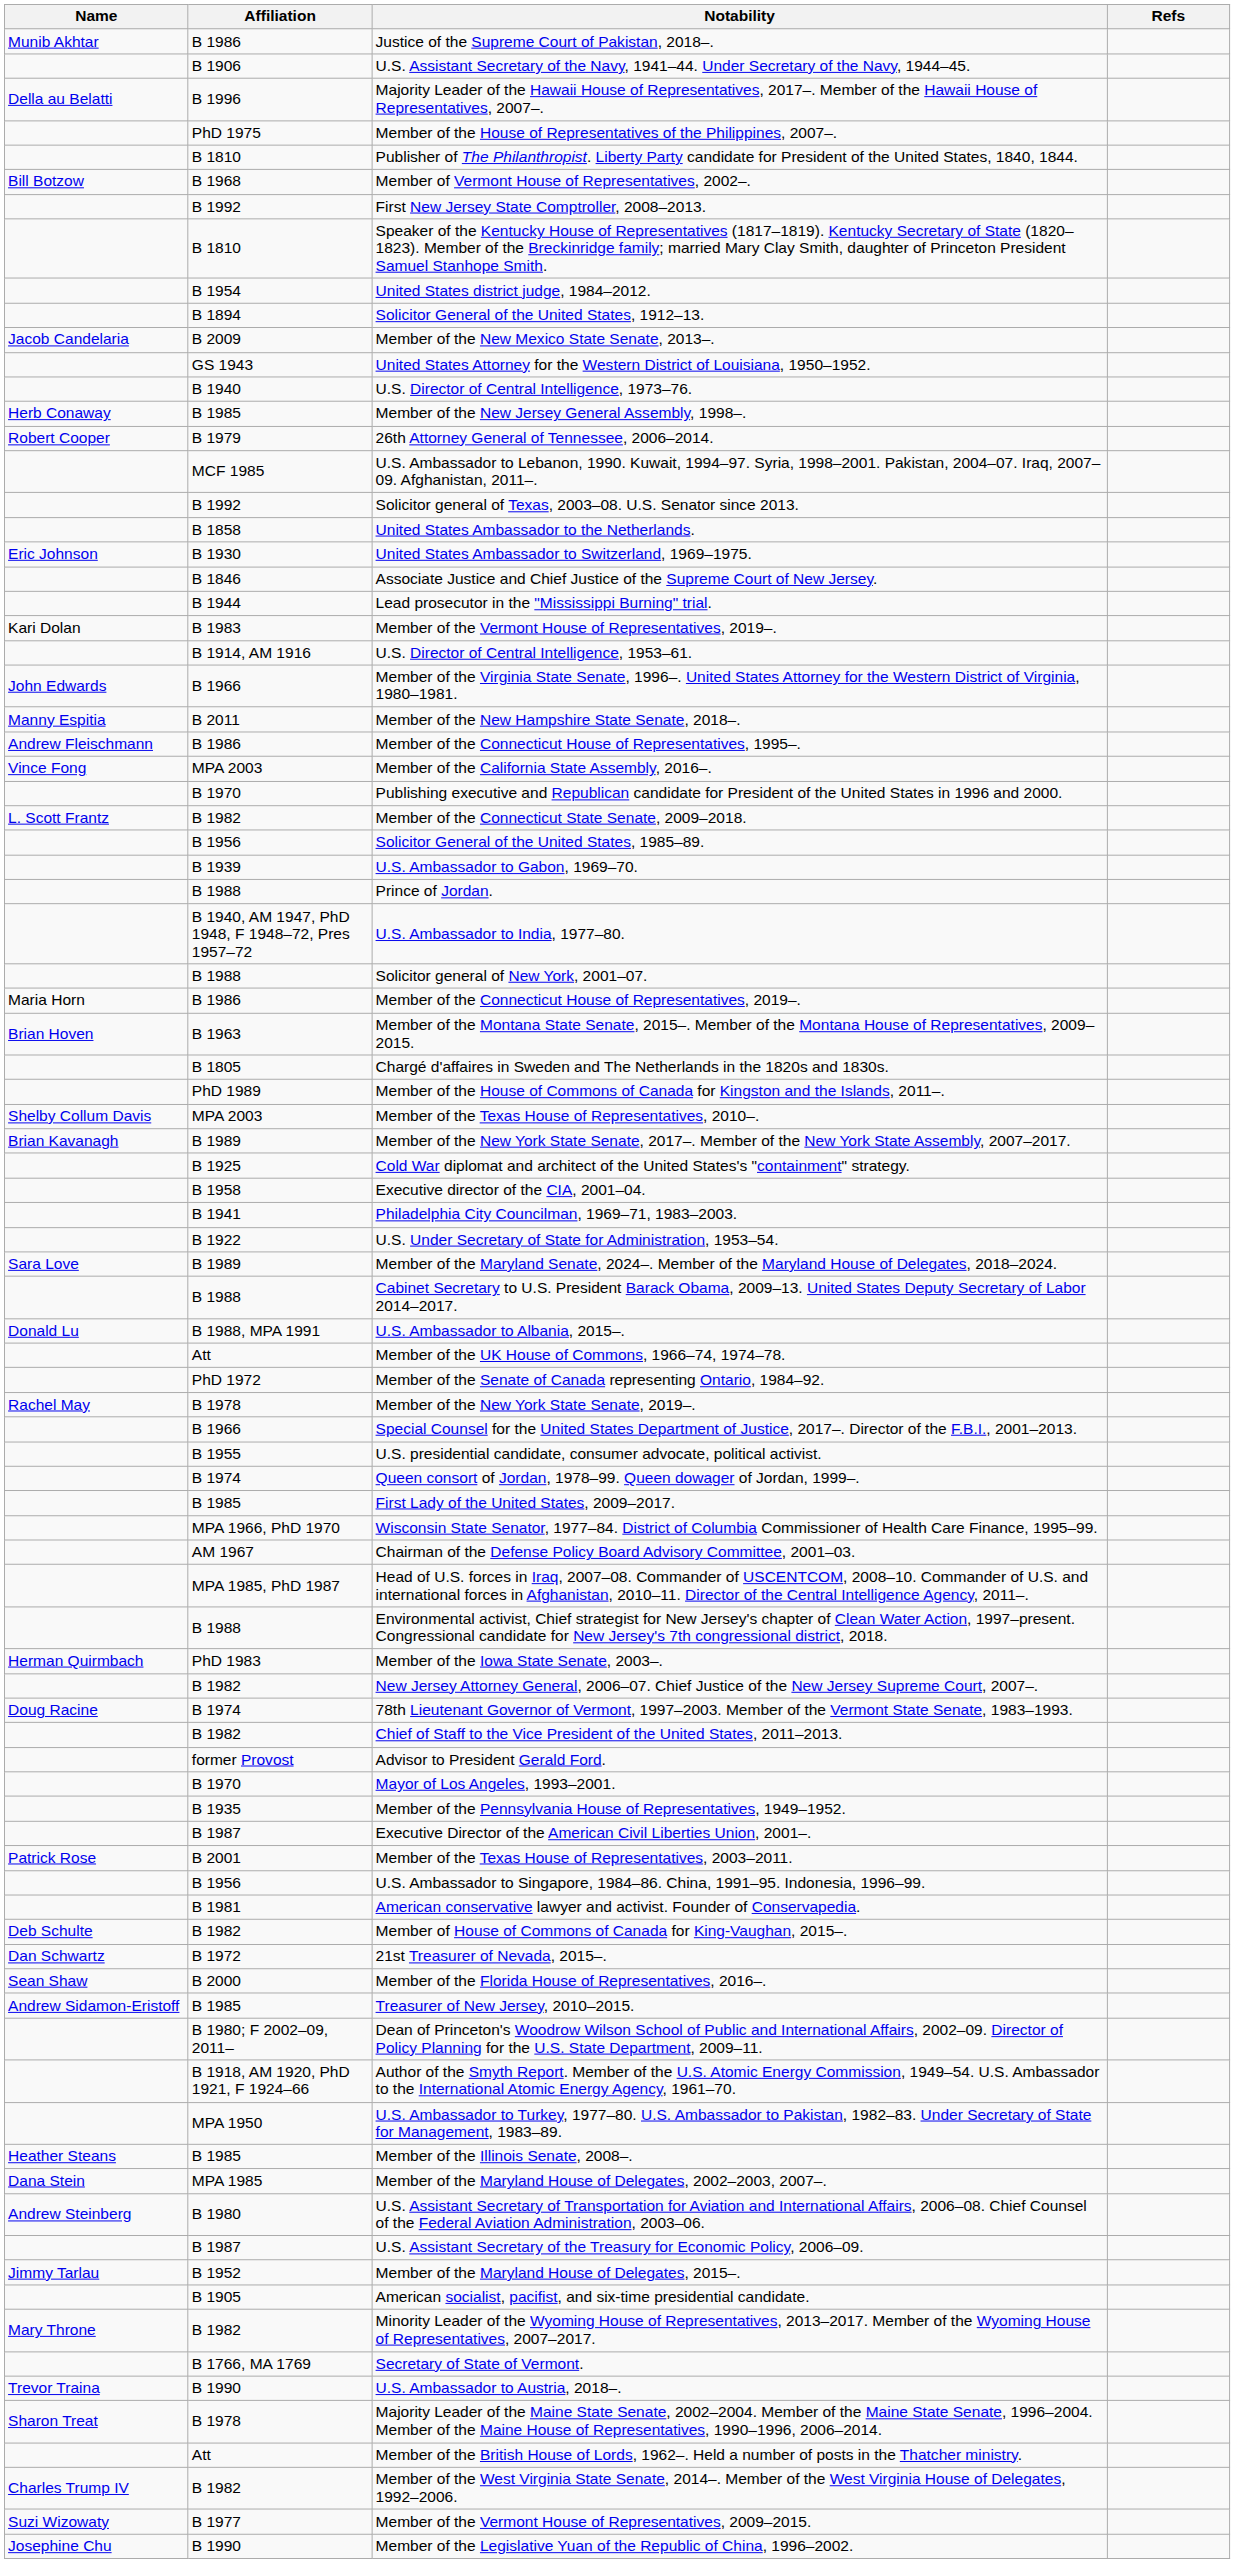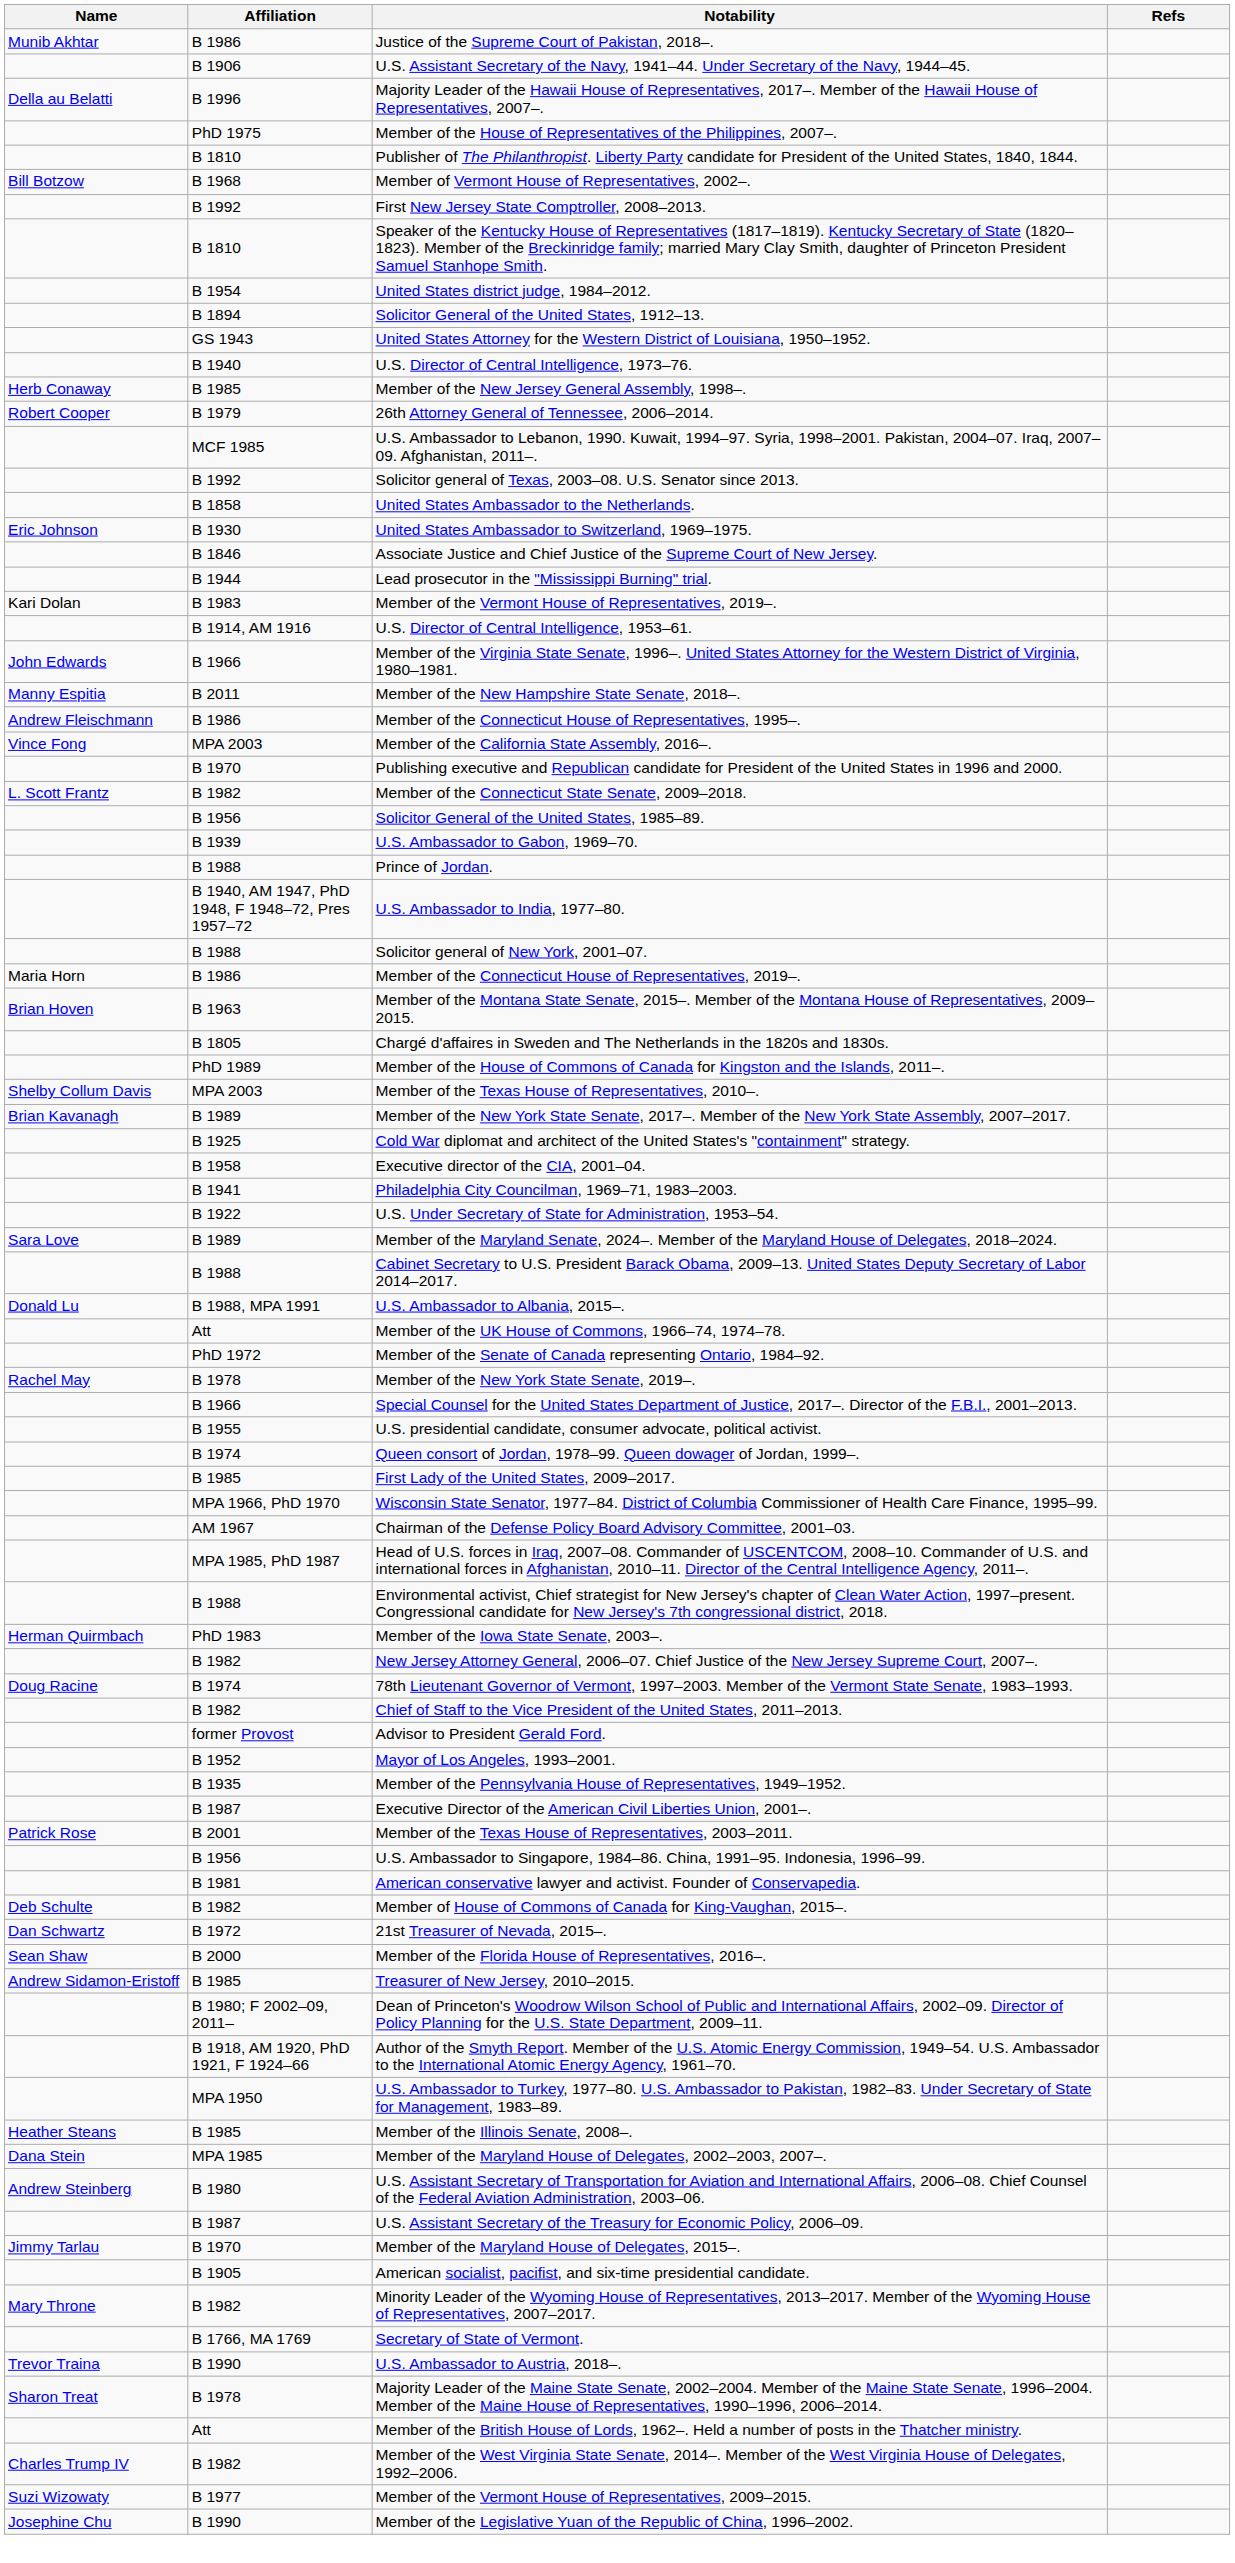- row: (545, 339)
(216, 1784) B 1970 -> (216, 1759) B 1952
(216, 2272) B 1952 -> (216, 2247) B 1970
